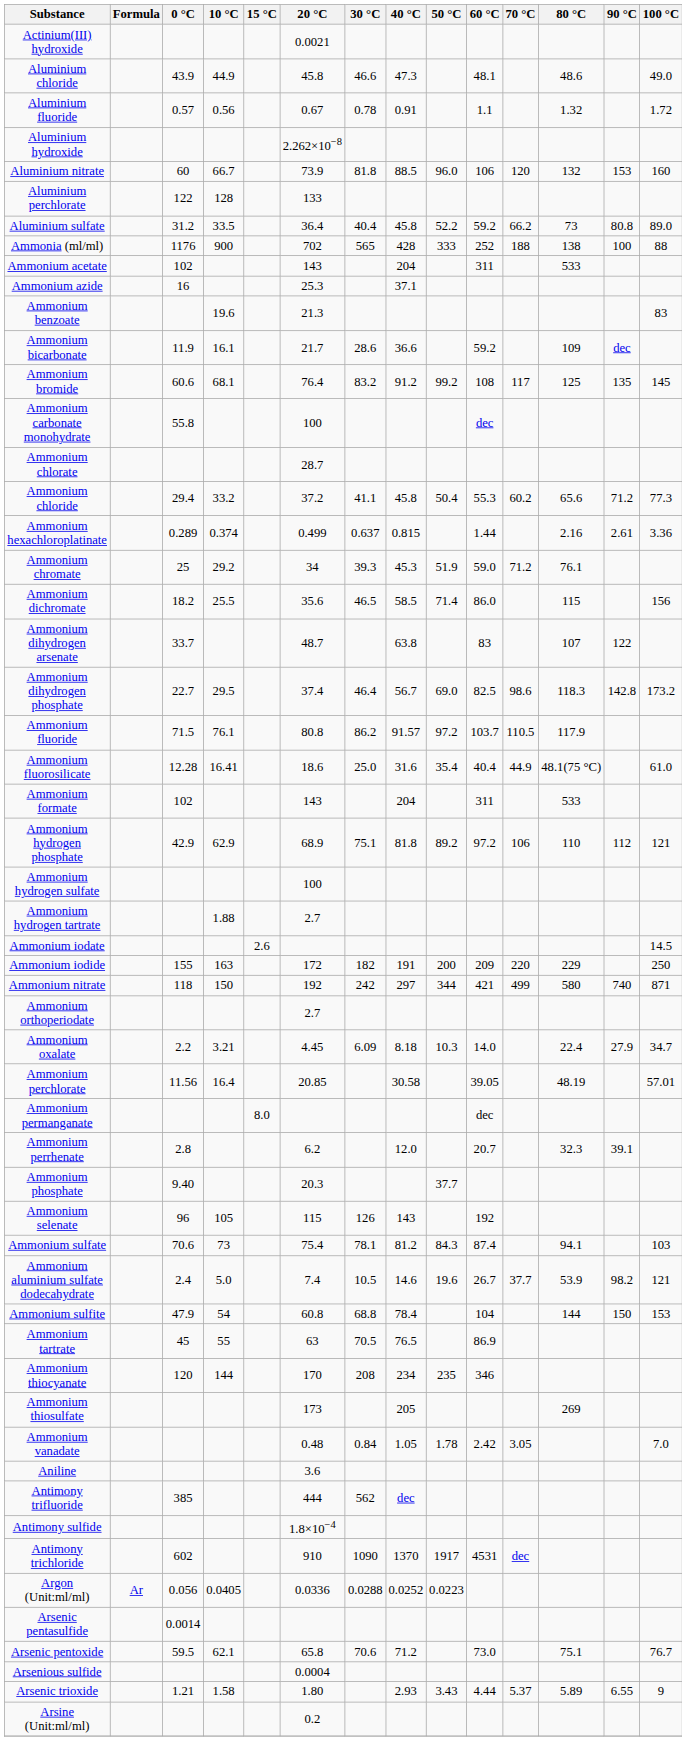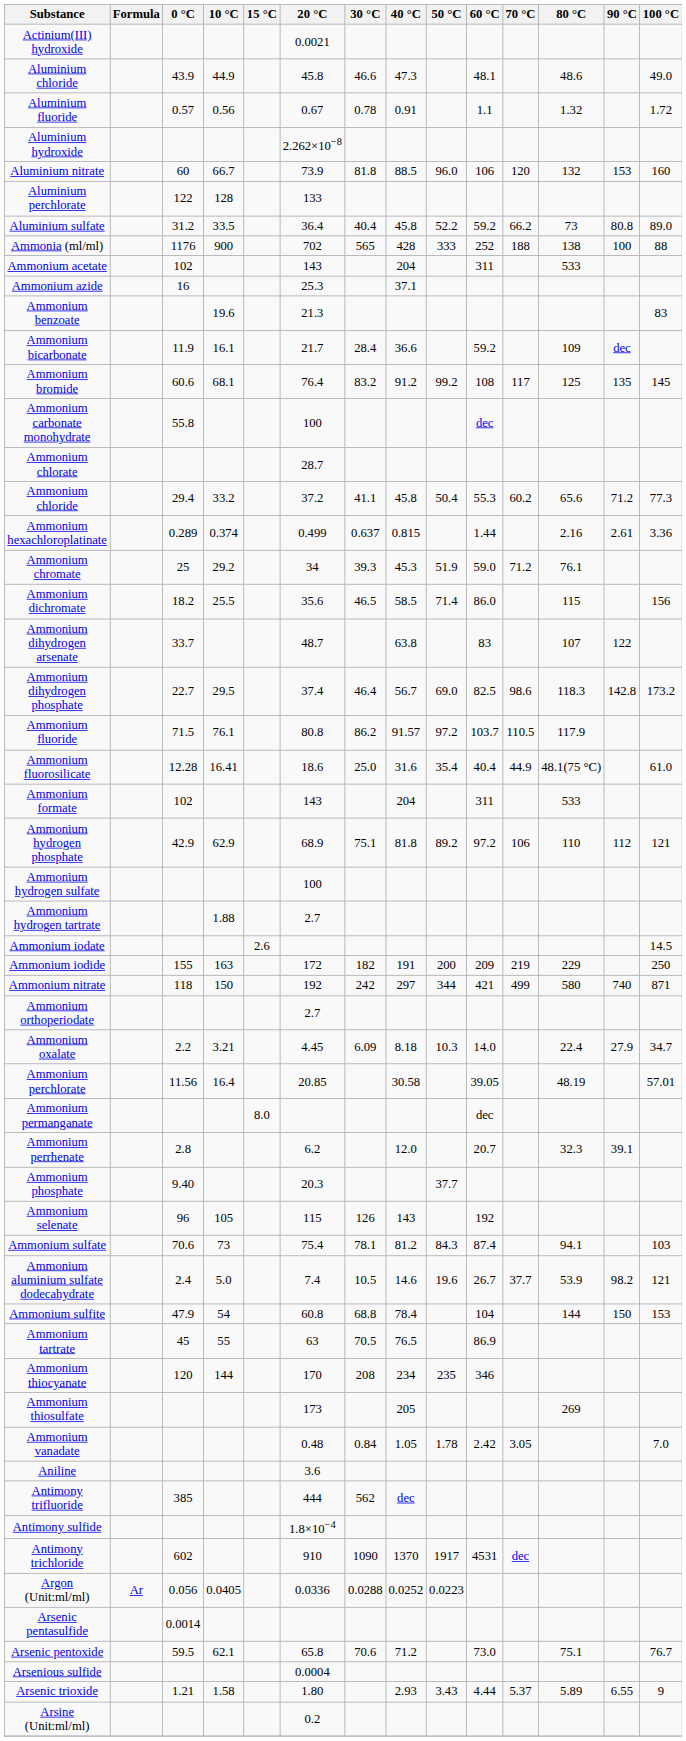(365, 347) 28.6 -> (365, 347) 28.4
(520, 965) 220 -> (520, 965) 219
